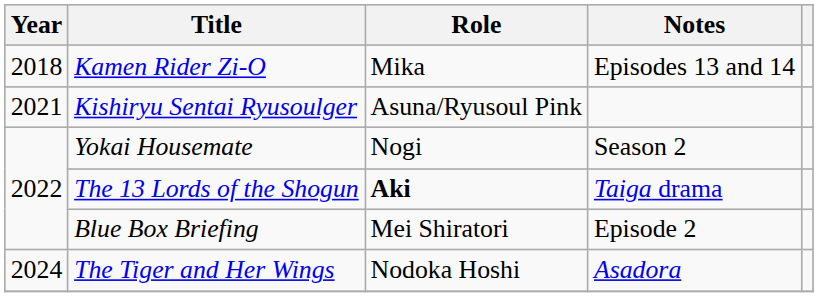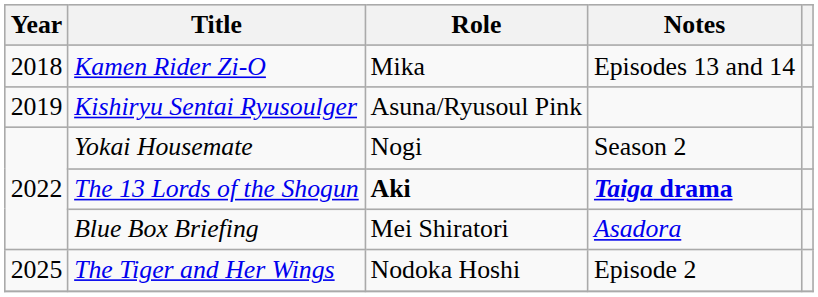(37, 106) 2021 -> (37, 106) 2019
(658, 188) normal -> (663, 188) bold
(645, 229) Episode 2 -> (638, 229) Asadora
(37, 270) 2024 -> (37, 270) 2025
(638, 270) Asadora -> (645, 270) Episode 2
